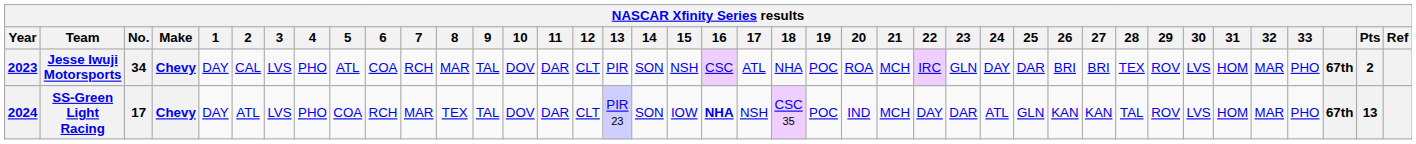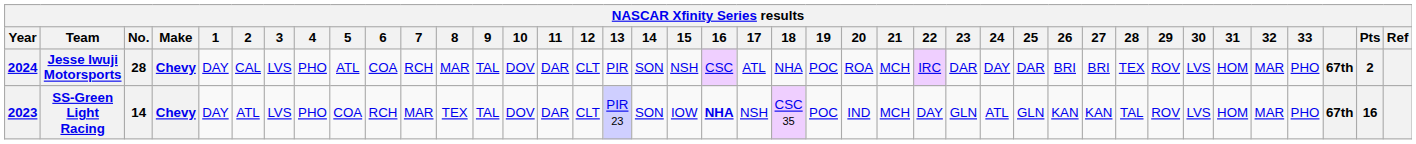(23, 67) 2023 -> (23, 67) 2024
(139, 67) 34 -> (139, 67) 28
(963, 67) GLN -> (963, 67) DAR
(23, 112) 2024 -> (23, 112) 2023
(139, 112) 17 -> (139, 112) 14
(963, 112) DAR -> (963, 112) GLN
(1370, 112) 13 -> (1370, 112) 16
